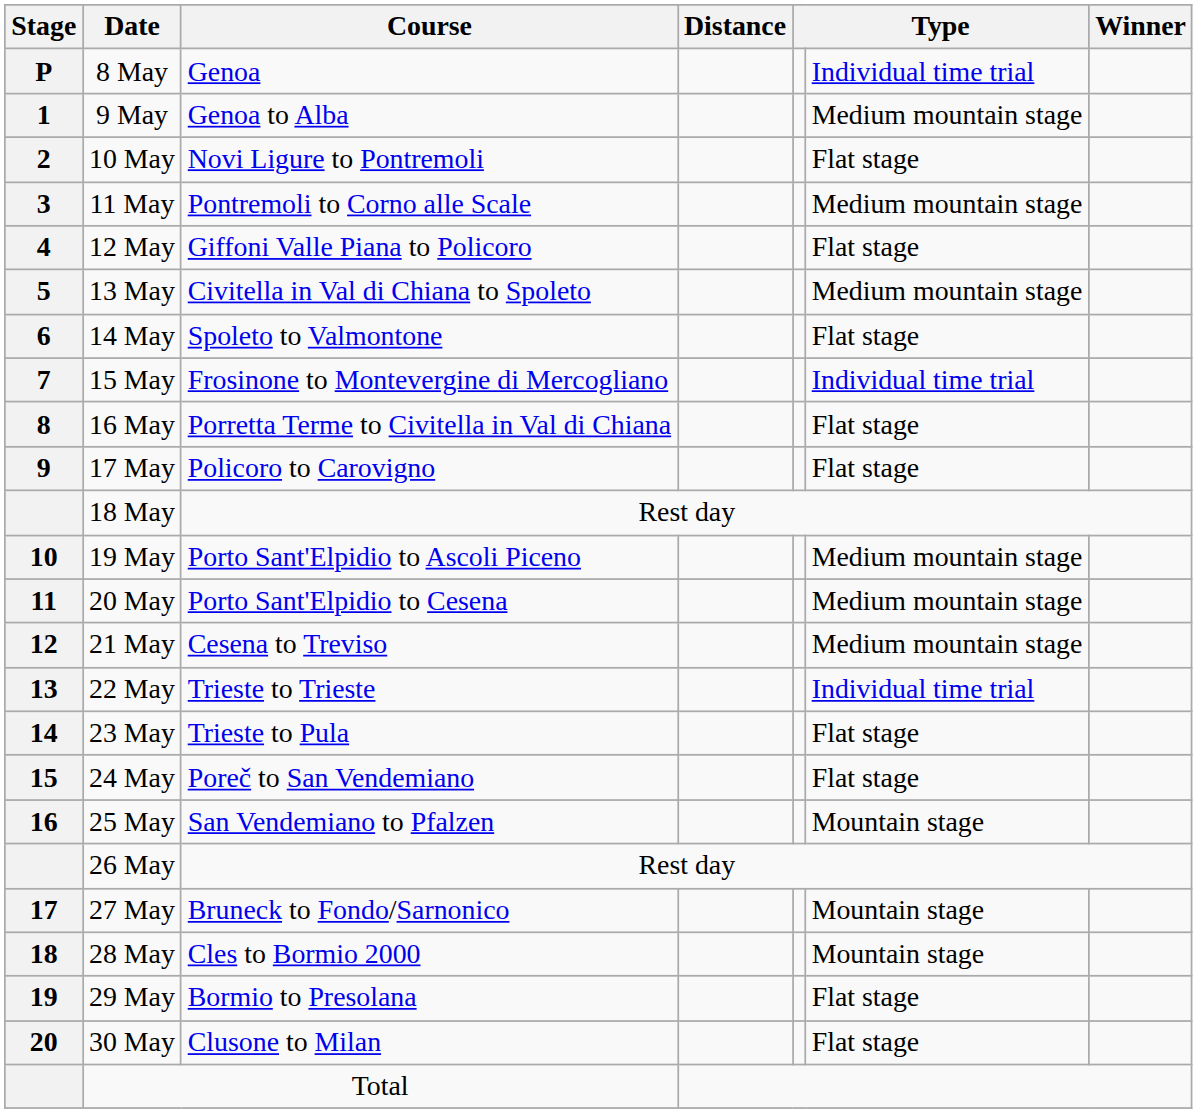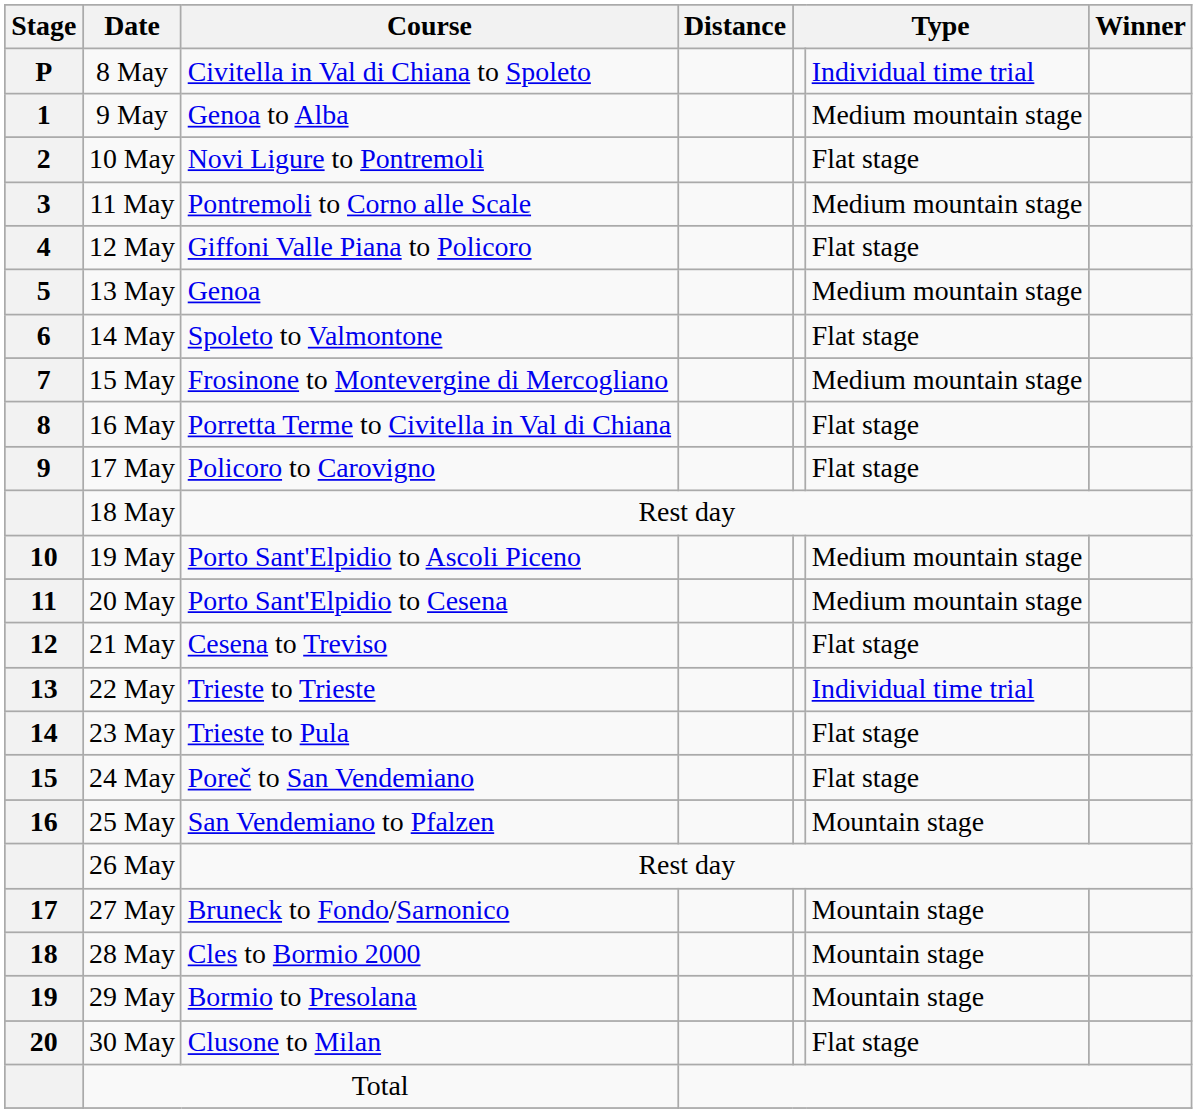(224, 70) Genoa -> (389, 70) Civitella in Val di Chiana to Spoleto
(389, 291) Civitella in Val di Chiana to Spoleto -> (224, 291) Genoa
(923, 379) Individual time trial -> (947, 379) Medium mountain stage
(947, 644) Medium mountain stage -> (865, 644) Flat stage
(865, 997) Flat stage -> (898, 997) Mountain stage
